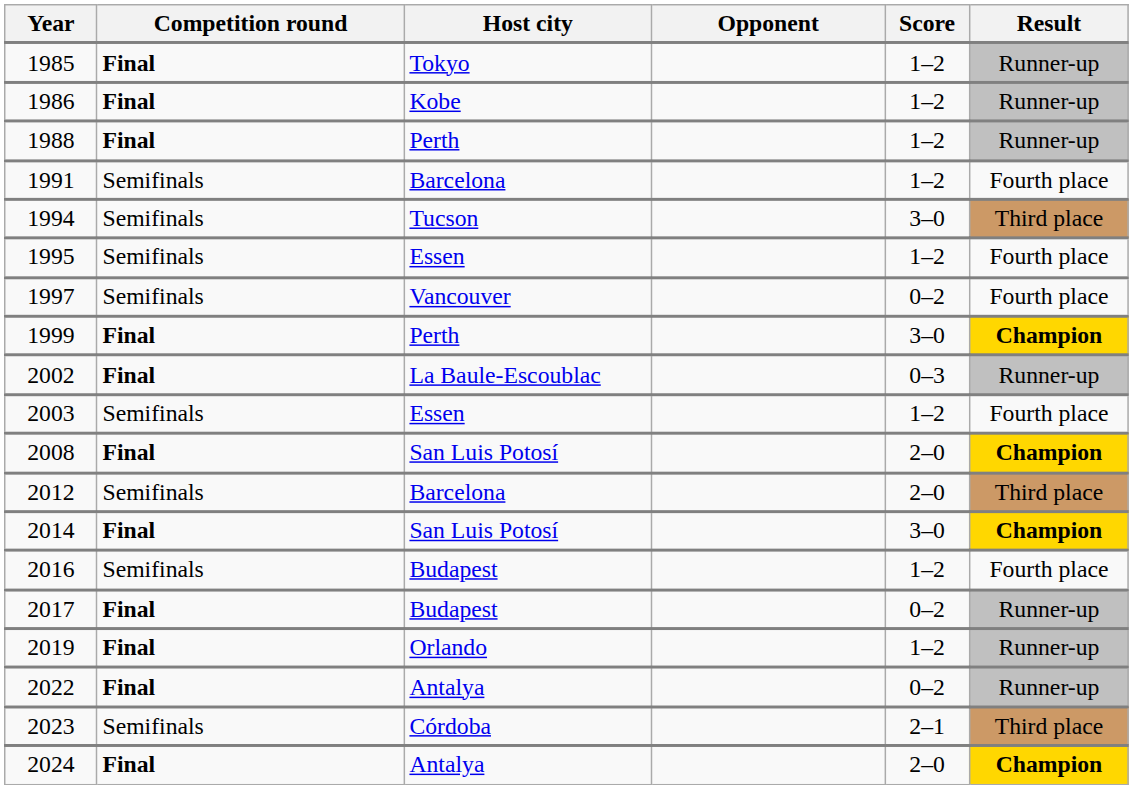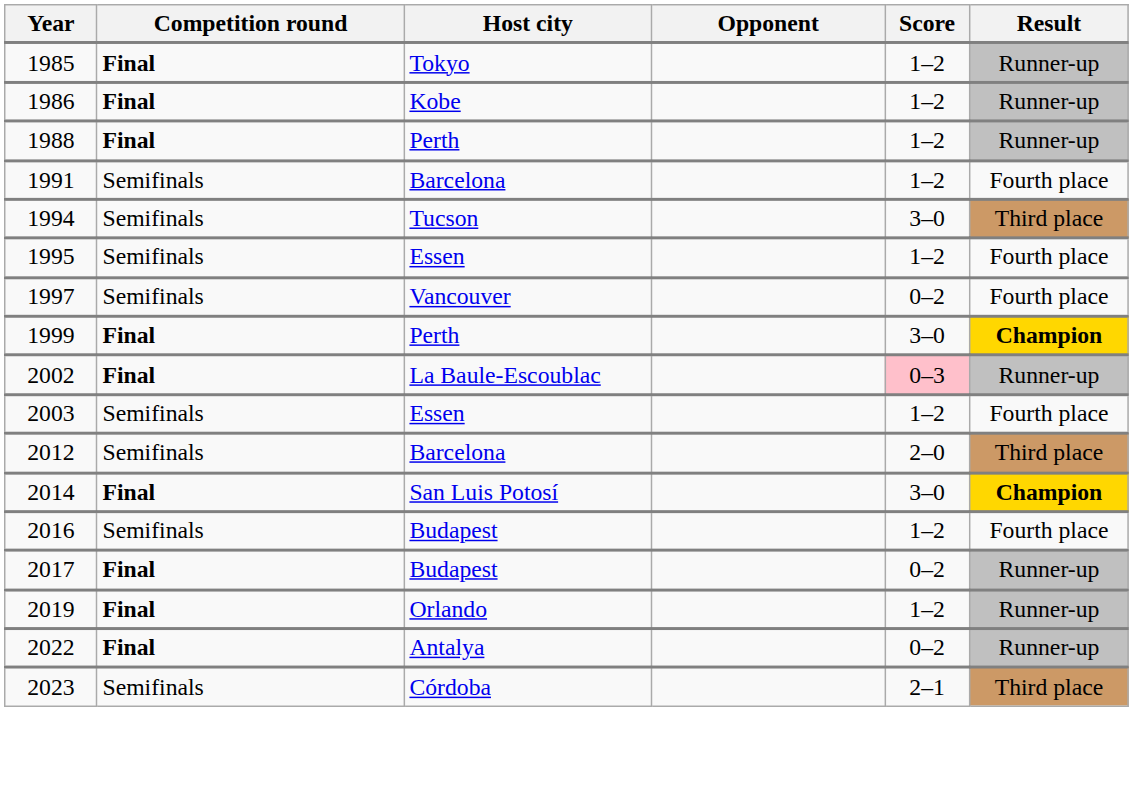(927, 374) no background -> (927, 374) pink background
- row: (51, 452)
- row: (51, 764)
